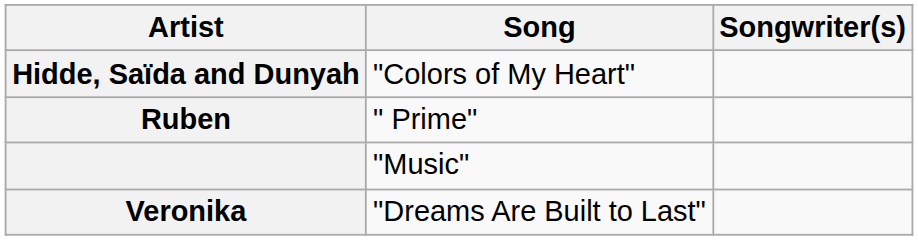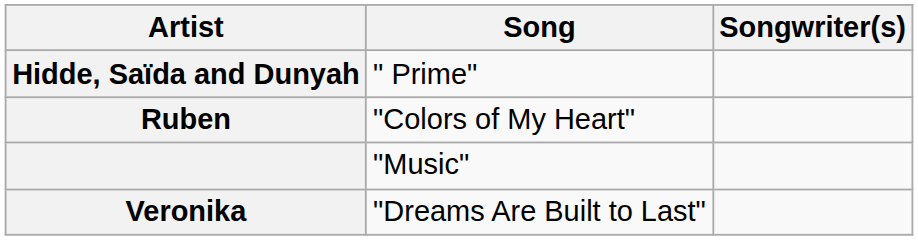(504, 73) "Colors of My Heart" -> (425, 73) " Prime"
(425, 119) " Prime" -> (504, 119) "Colors of My Heart"
